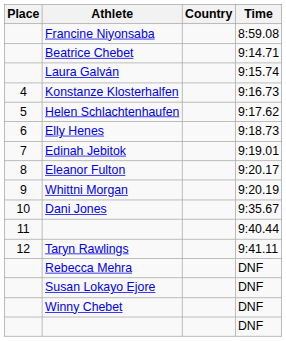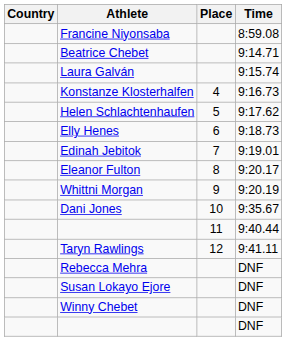columns swapped: (23, 14) <-> (209, 14)
